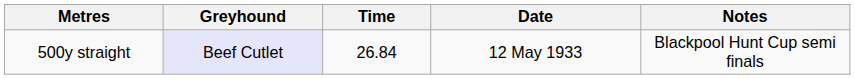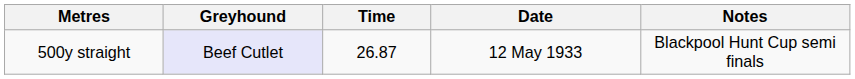(377, 52) 26.84 -> (377, 52) 26.87
